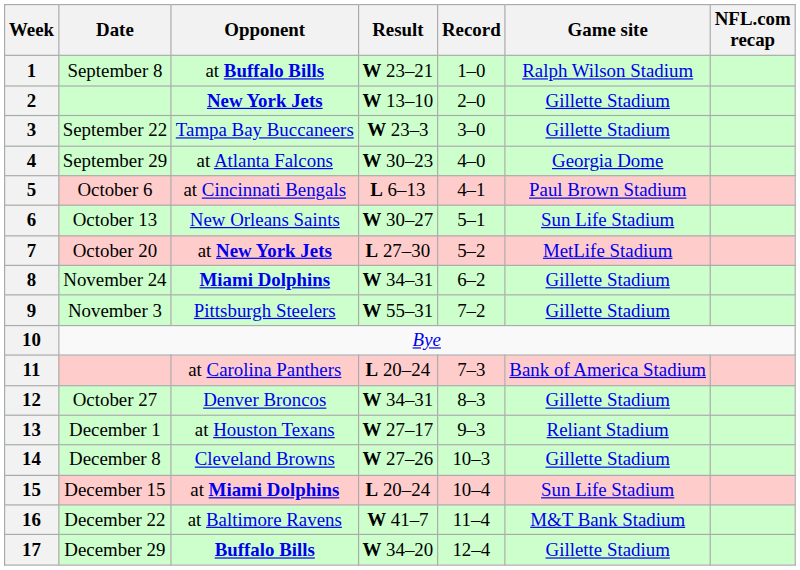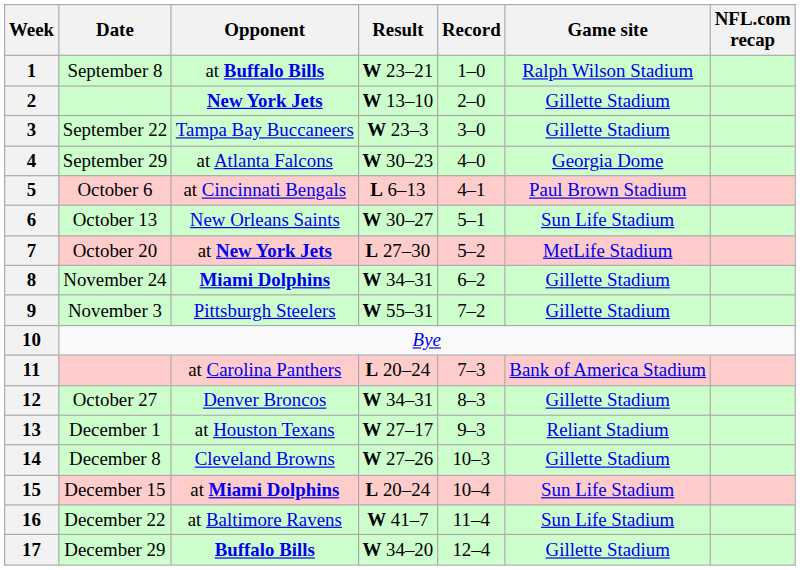(608, 519) M&T Bank Stadium -> (608, 519) Sun Life Stadium
